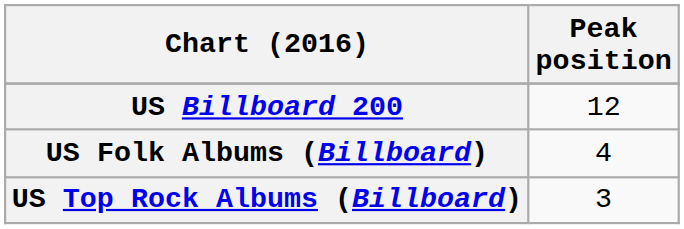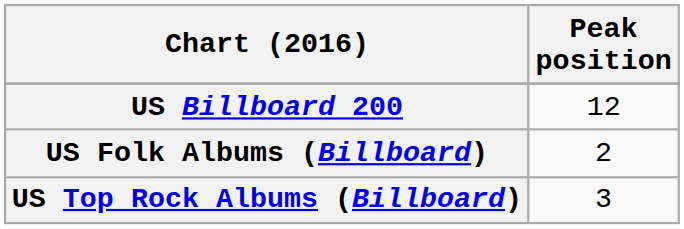(604, 153) 4 -> (604, 153) 2
